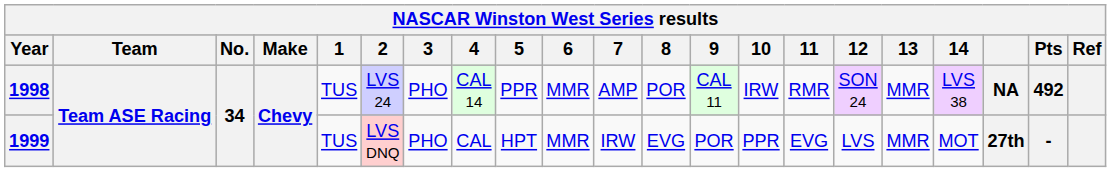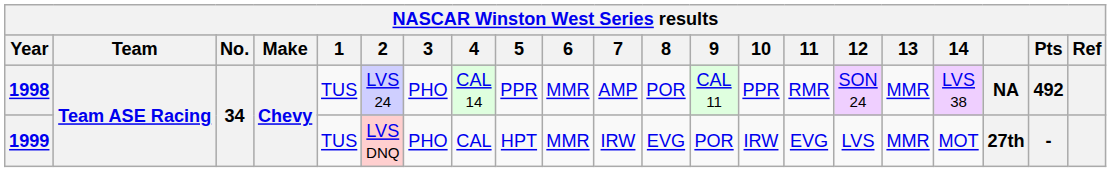(761, 90) IRW -> (761, 90) PPR
(761, 141) PPR -> (761, 141) IRW
